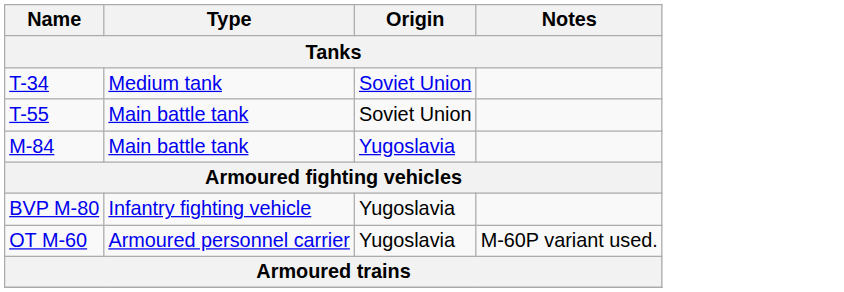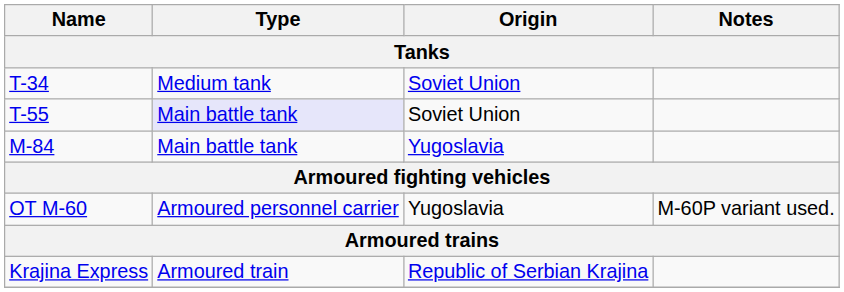(178, 114) no background -> (227, 114) lavender background
- row: (54, 209)
+ row: (79, 271)
